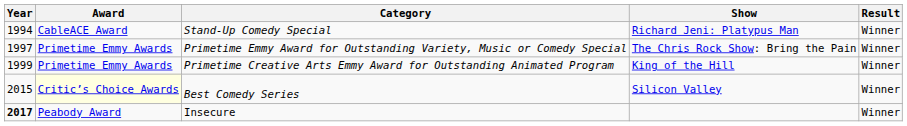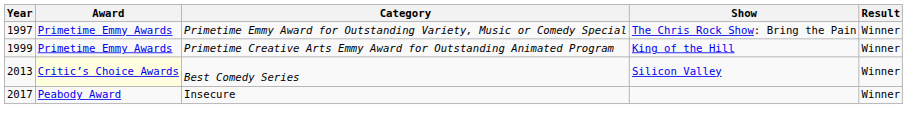- row: (258, 30)
(20, 89) 2015 -> (20, 71) 2013
(20, 112) bold -> (20, 95) normal
